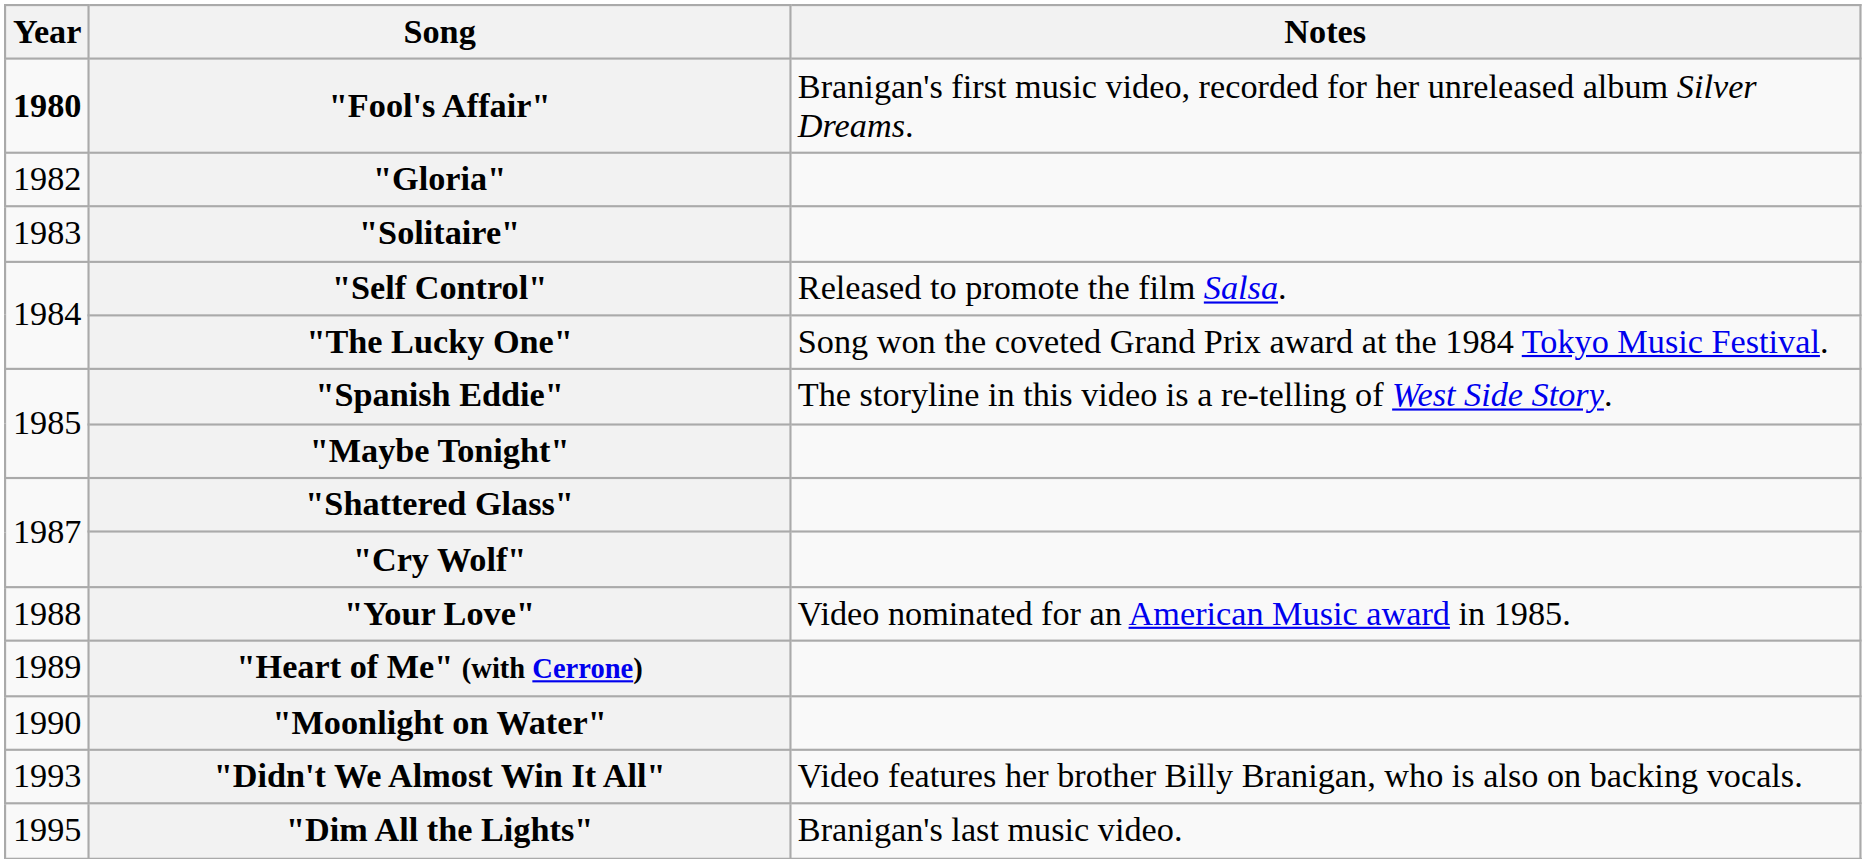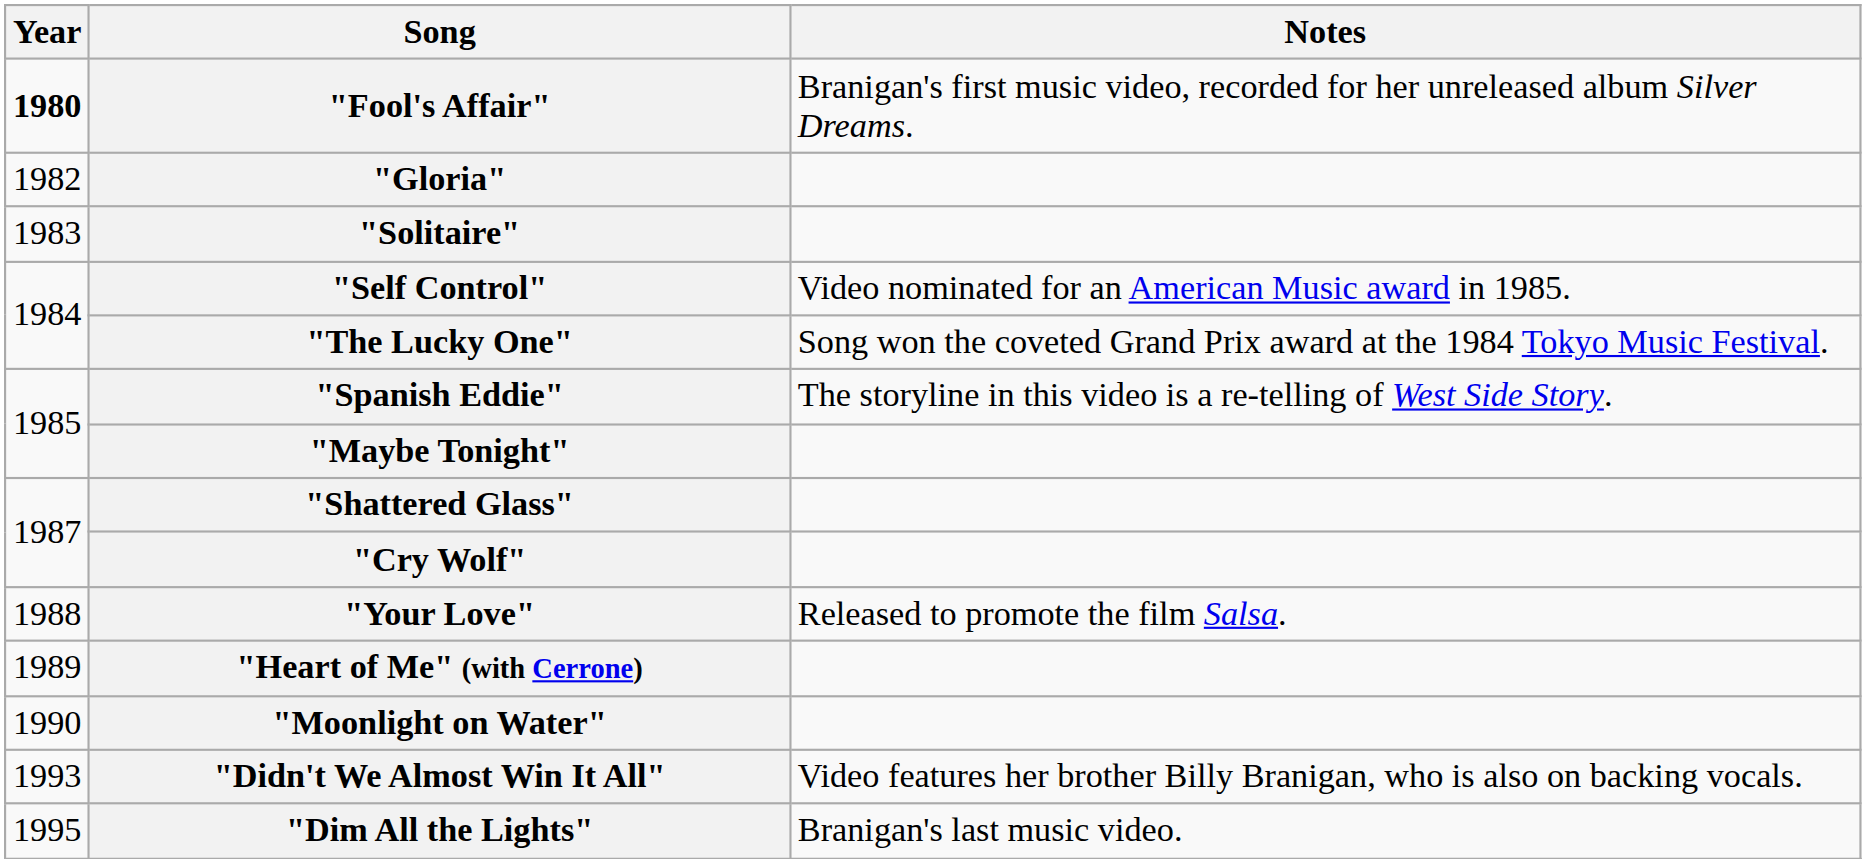(1042, 287) Released to promote the film Salsa. -> (1184, 287) Video nominated for an American Music award in 1985.
(1184, 613) Video nominated for an American Music award in 1985. -> (1042, 613) Released to promote the film Salsa.
